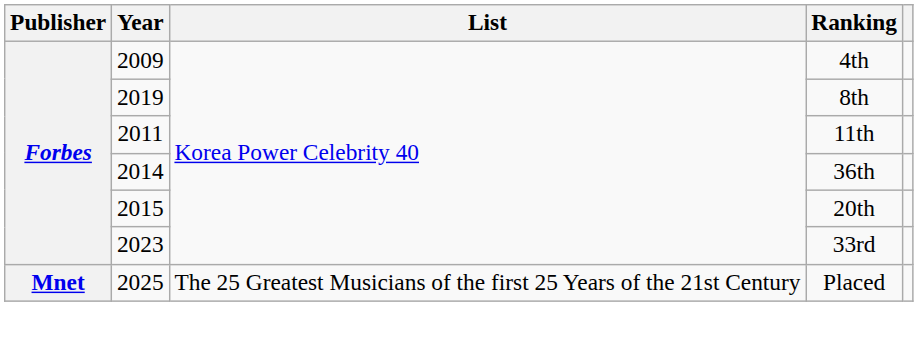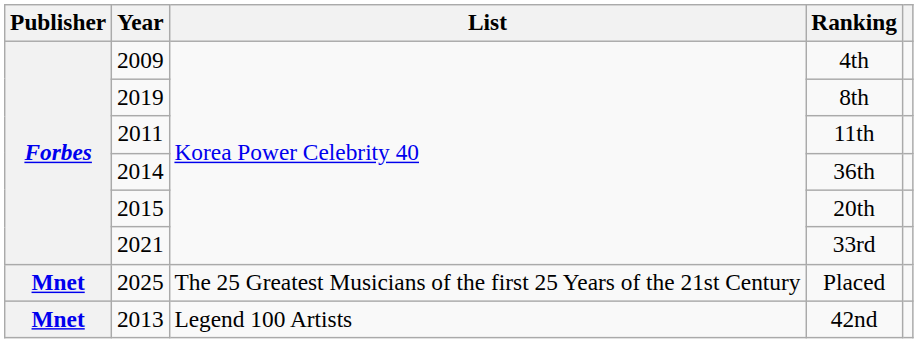(140, 245) 2023 -> (140, 245) 2021
+ row: (854, 319)
